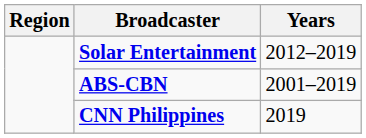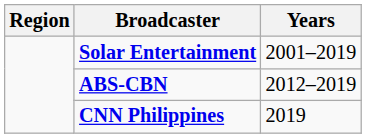(311, 52) 2012–2019 -> (311, 52) 2001–2019
(311, 84) 2001–2019 -> (311, 84) 2012–2019
